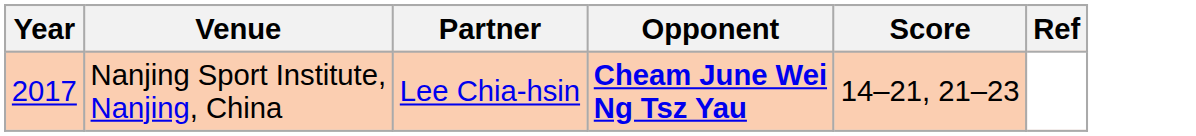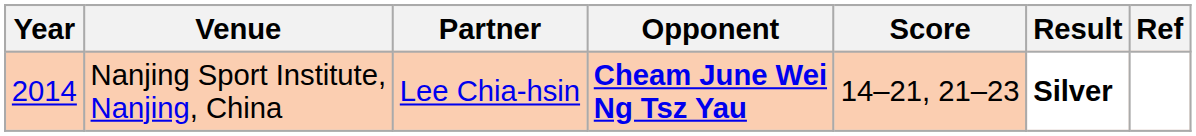+ column: (1078, 28)
(44, 91) 2017 -> (44, 91) 2014
